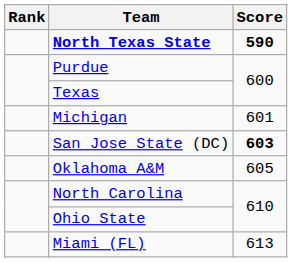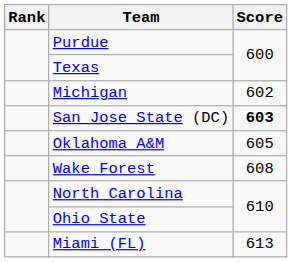- row: (132, 42)
(260, 118) 601 -> (260, 93) 602
+ row: (104, 168)
